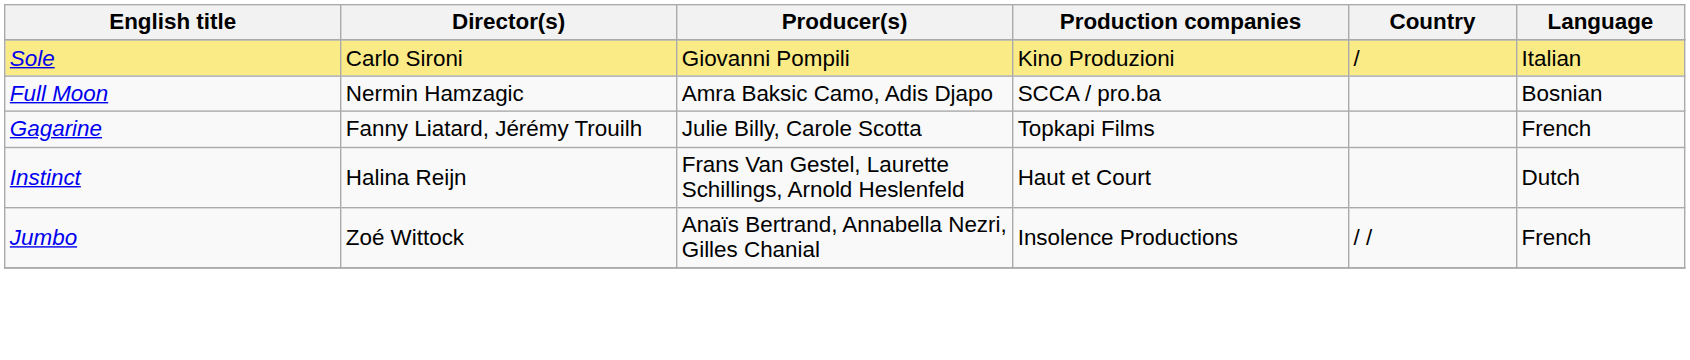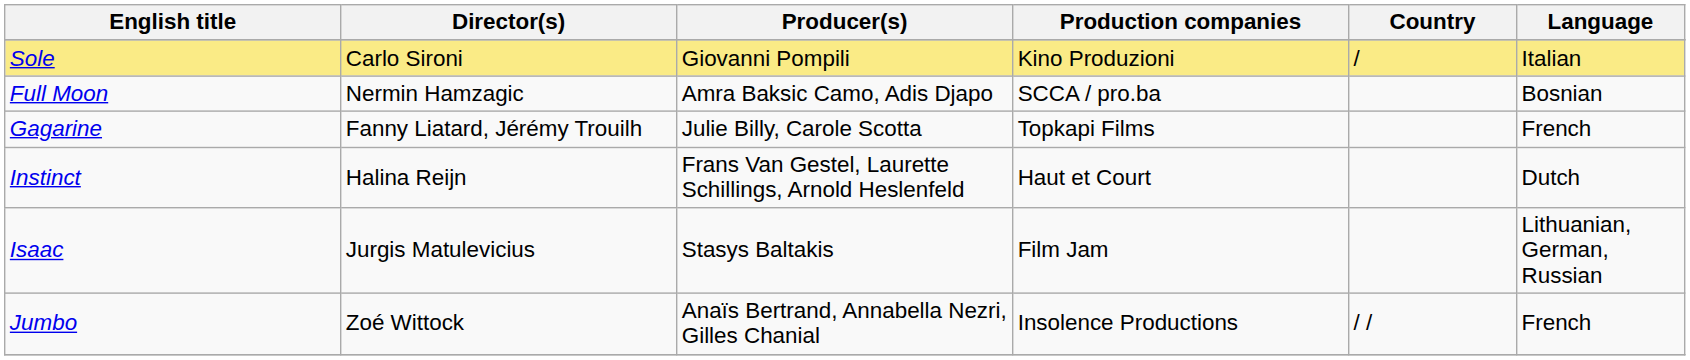+ row: (37, 250)
